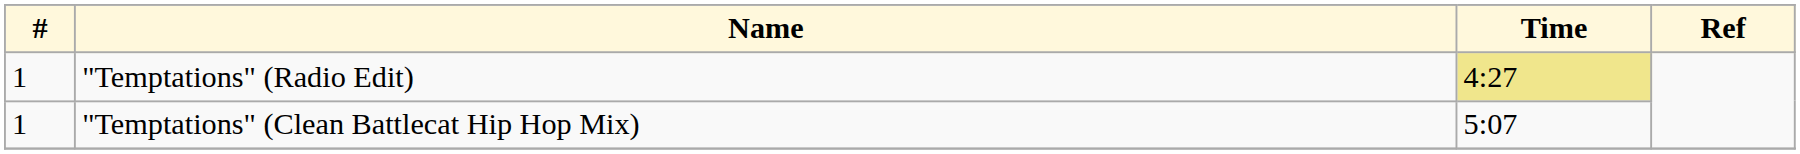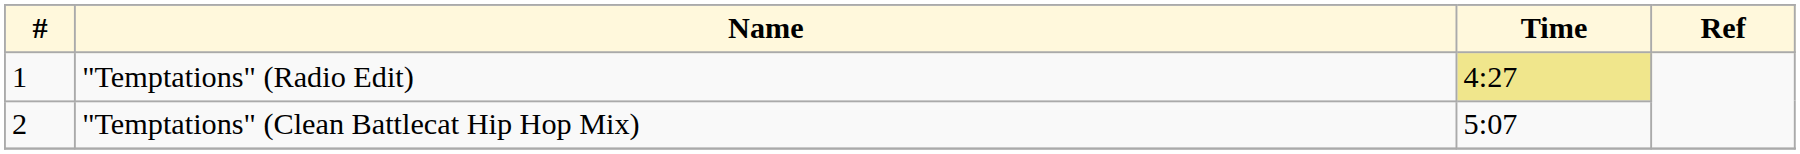(19, 124) 1 -> (19, 124) 2
